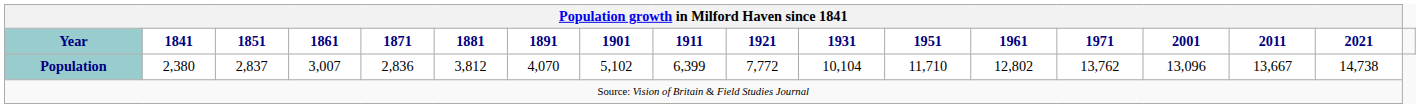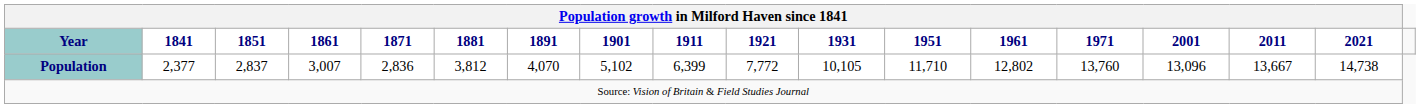(179, 66) 2,380 -> (179, 66) 2,377
(842, 66) 10,104 -> (842, 66) 10,105
(1100, 66) 13,762 -> (1100, 66) 13,760
